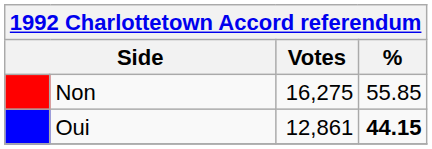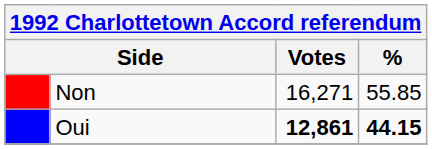(320, 92) 16,275 -> (320, 92) 16,271
(320, 127) normal -> (320, 127) bold
